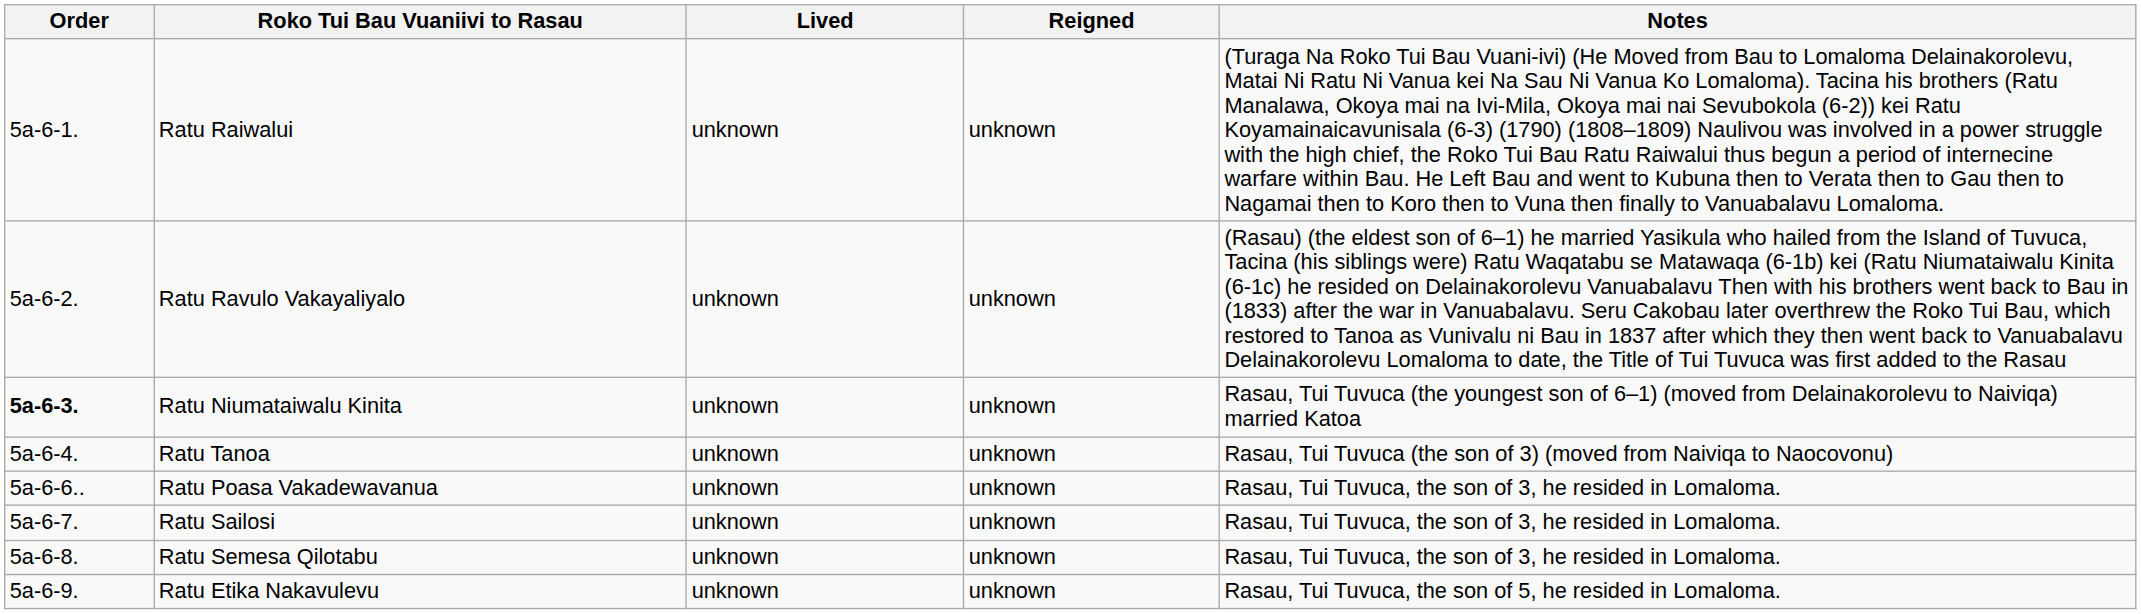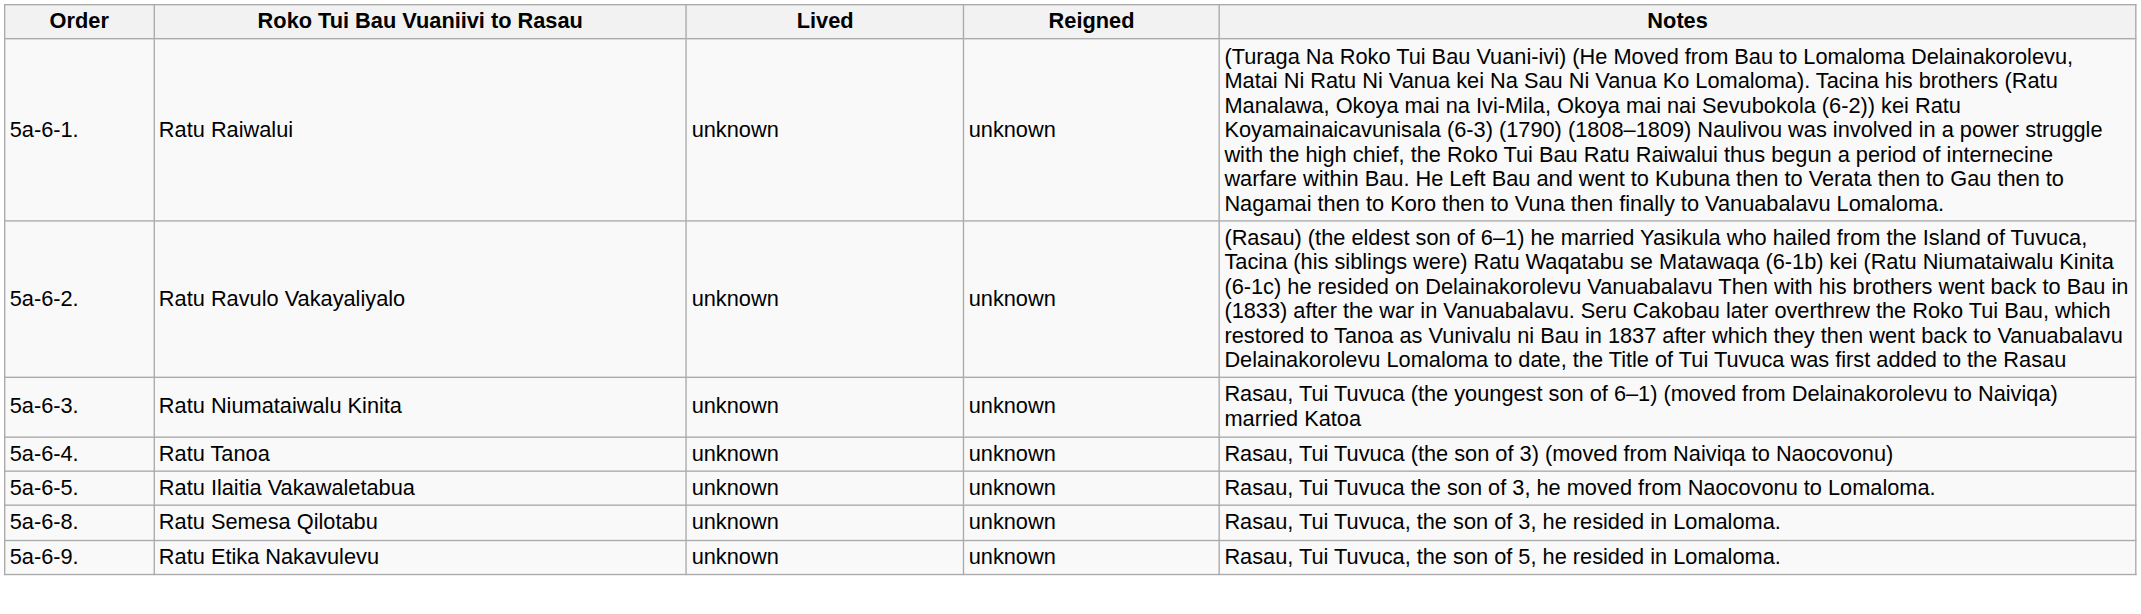(44, 406) bold -> (44, 406) normal
+ row: (287, 488)
- row: (298, 488)
- row: (217, 522)
